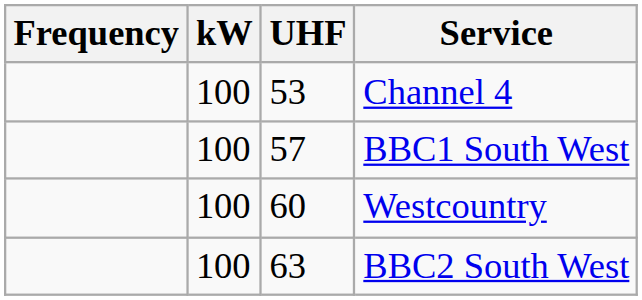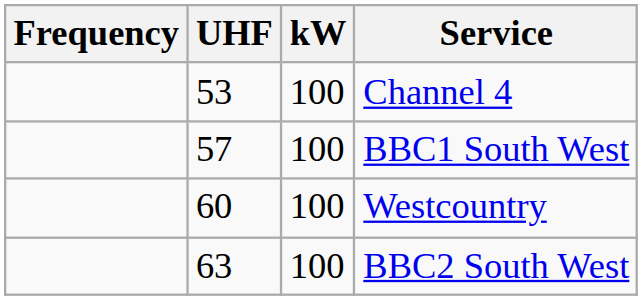columns swapped: (308, 33) <-> (224, 33)
